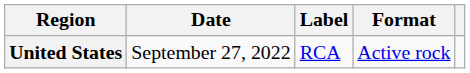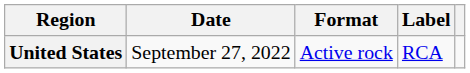columns swapped: (404, 20) <-> (324, 20)
